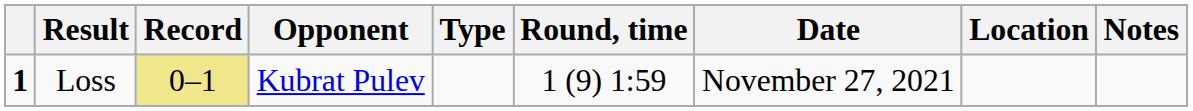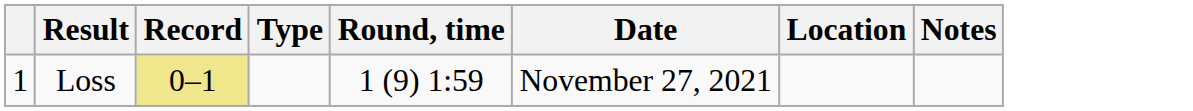- column: (341, 29)
(20, 79) bold -> (20, 79) normal
